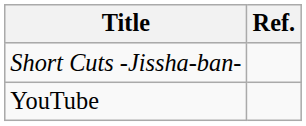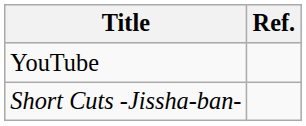rows swapped: (126, 62) <-> (55, 100)
